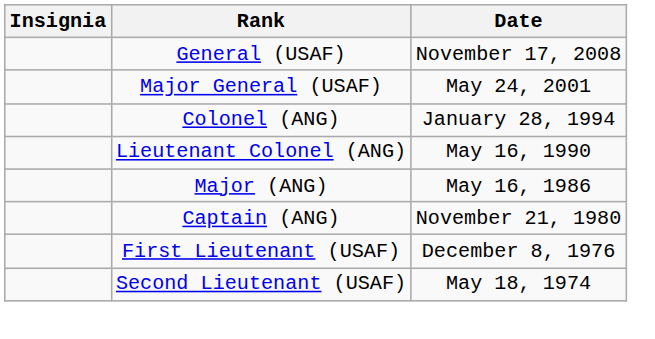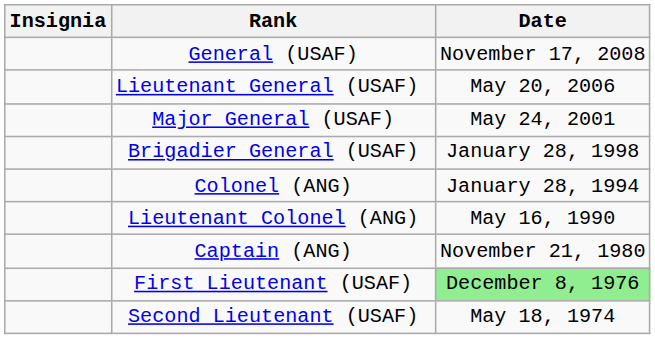+ row: (273, 87)
+ row: (273, 153)
- row: (261, 185)
(519, 251) no background -> (543, 284) lightgreen background
